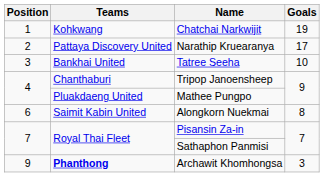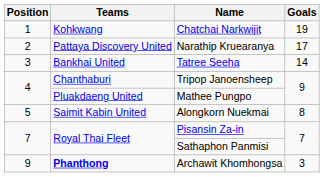(302, 63) 10 -> (302, 63) 14
(28, 113) 6 -> (28, 113) 5
